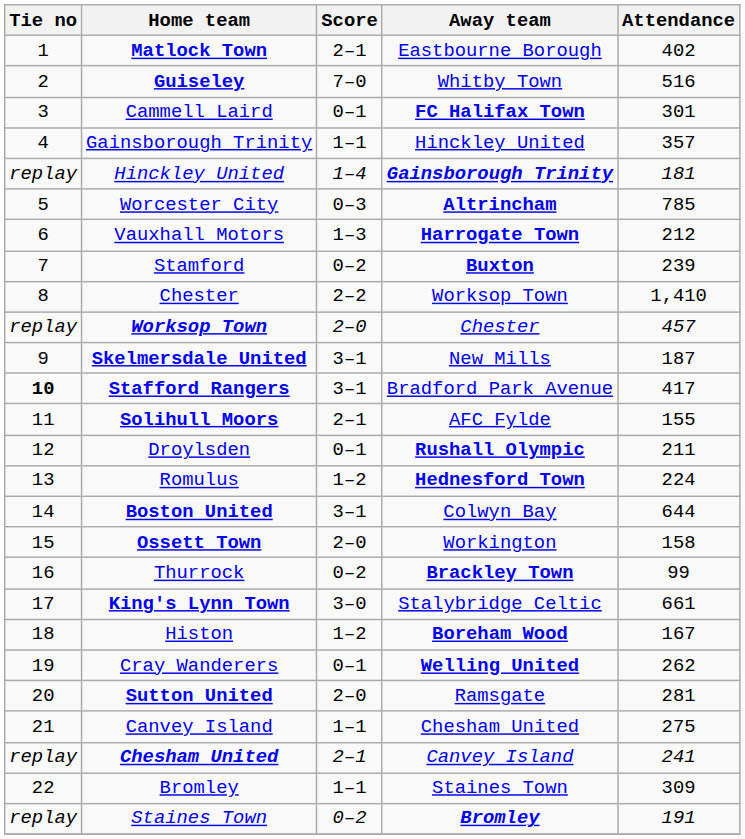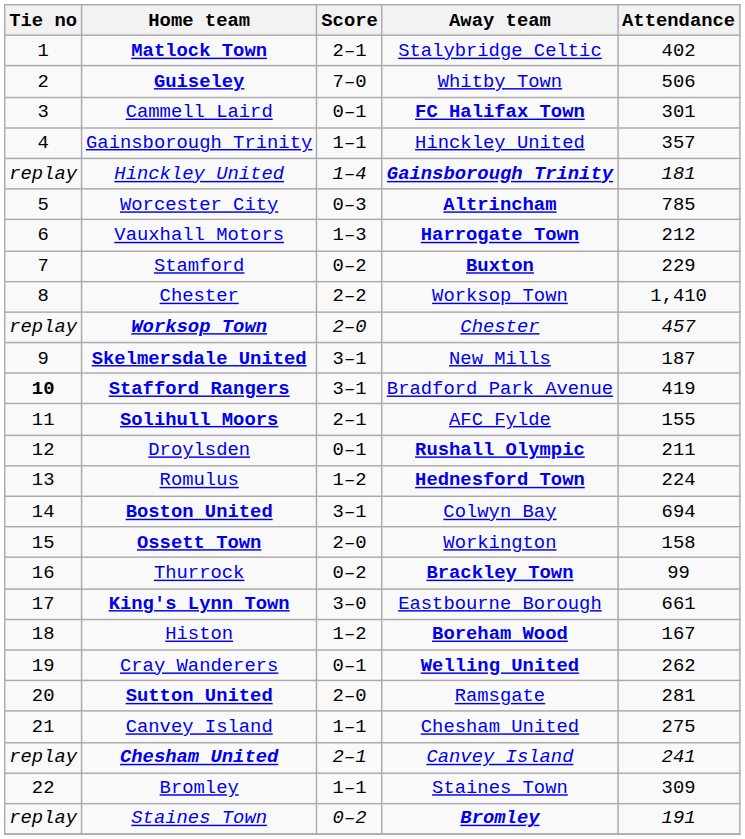(500, 51) Eastbourne Borough -> (500, 51) Stalybridge Celtic
(679, 82) 516 -> (679, 82) 506
(679, 266) 239 -> (679, 266) 229
(679, 389) 417 -> (679, 389) 419
(679, 512) 644 -> (679, 512) 694
(500, 604) Stalybridge Celtic -> (500, 604) Eastbourne Borough
